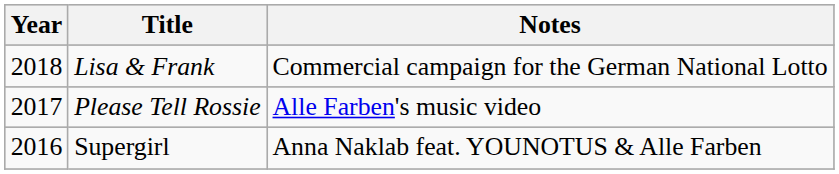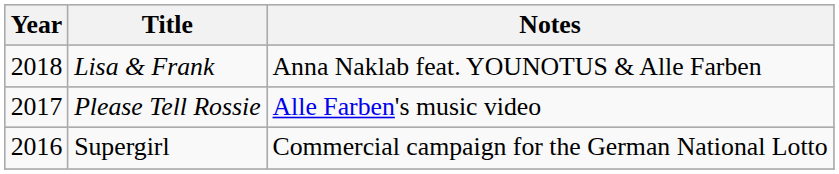(550, 65) Commercial campaign for the German National Lotto -> (517, 65) Anna Naklab feat. YOUNOTUS & Alle Farben
(517, 147) Anna Naklab feat. YOUNOTUS & Alle Farben -> (550, 147) Commercial campaign for the German National Lotto
